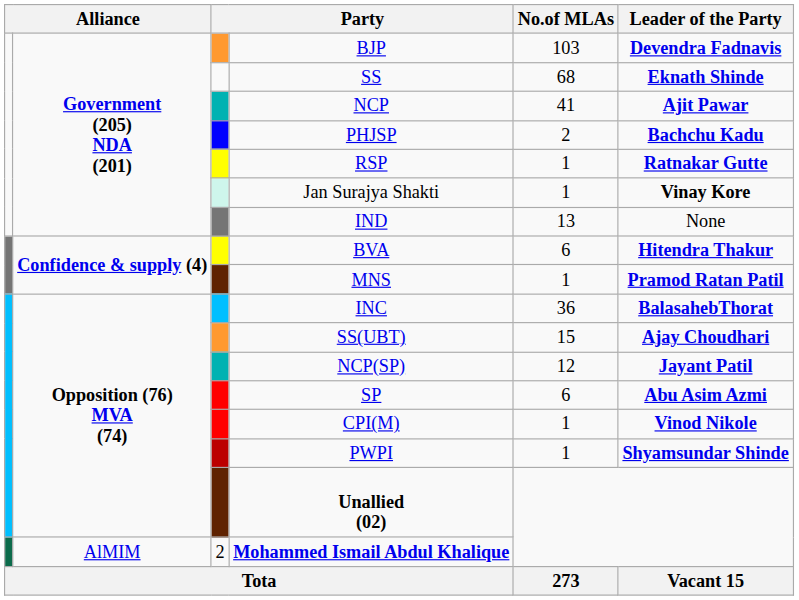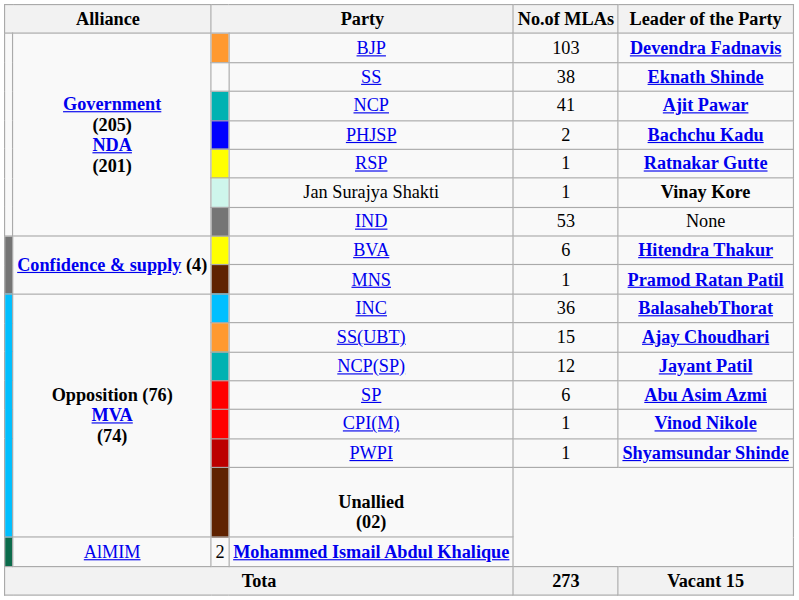(566, 76) 68 -> (566, 76) 38
(566, 221) 13 -> (566, 221) 53
